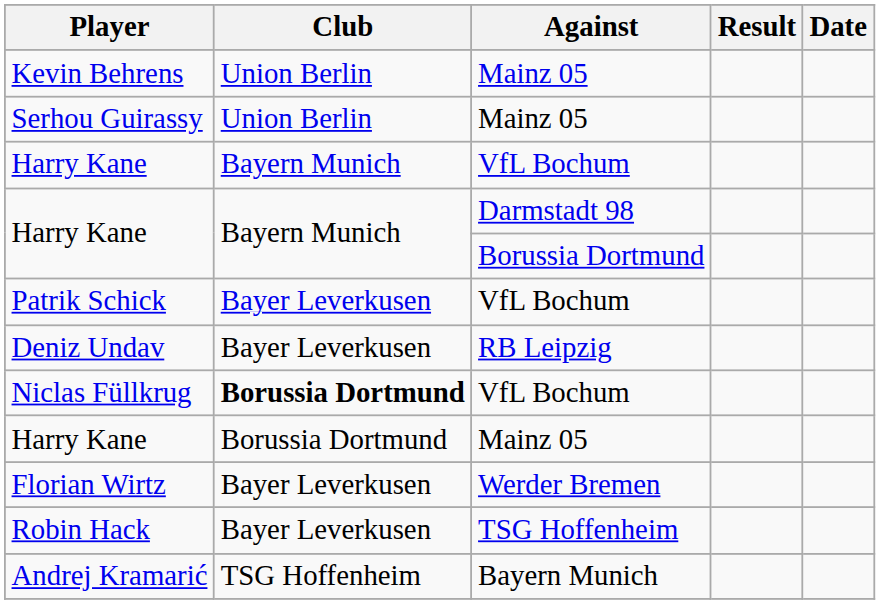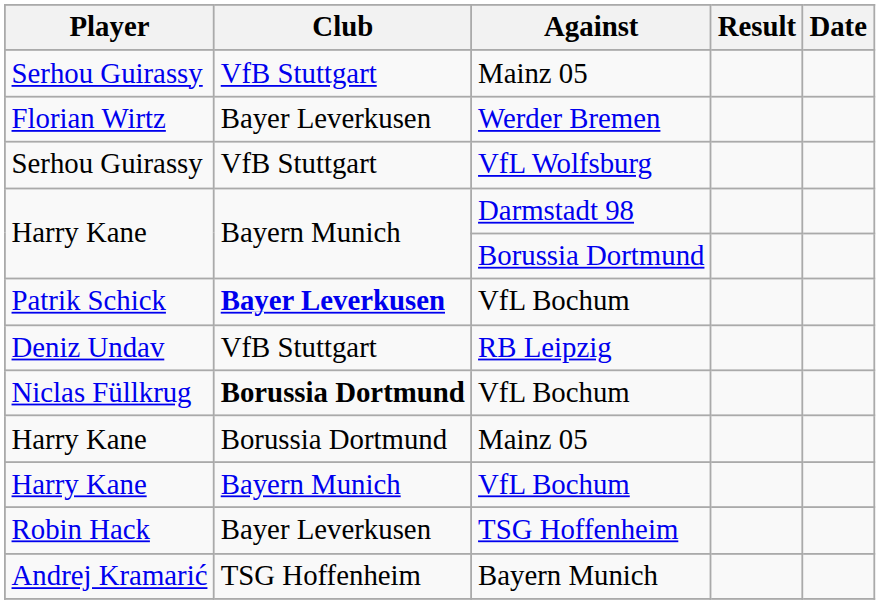- row: (98, 73)
(296, 118) Union Berlin -> (299, 73) VfB Stuttgart
rows swapped: (79, 164) <-> (89, 484)
+ row: (107, 164)
(326, 301) normal -> (333, 301) bold
(326, 347) Bayer Leverkusen -> (299, 347) VfB Stuttgart
